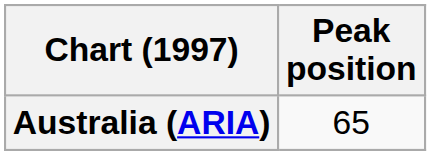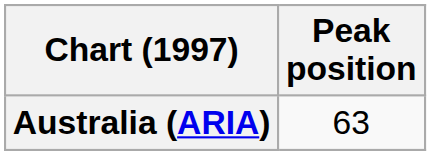(351, 122) 65 -> (351, 122) 63
